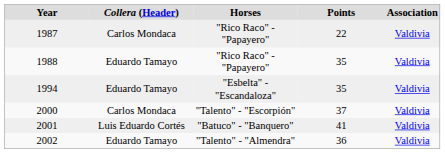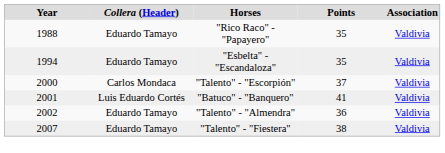- row: (47, 33)
+ row: (47, 128)
